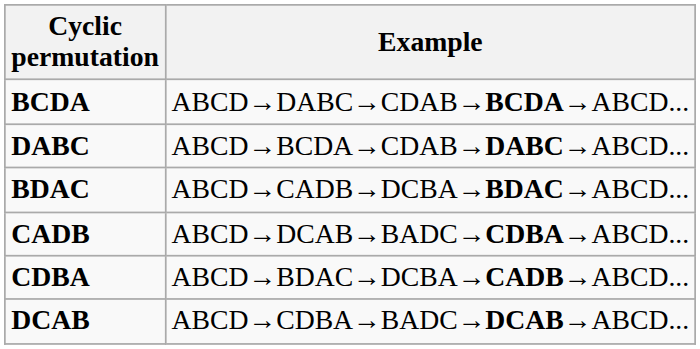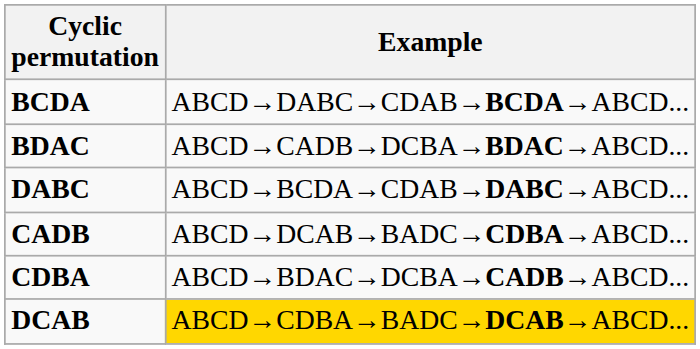rows swapped: (50, 145) <-> (50, 189)
(430, 320) no background -> (430, 320) gold background
